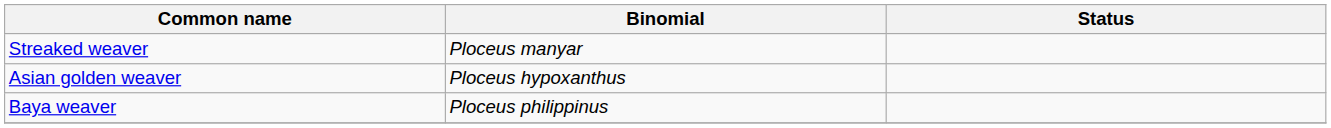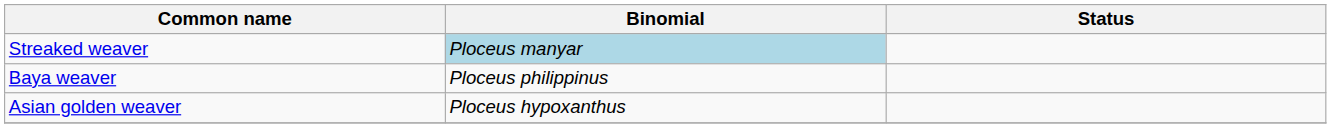(516, 48) no background -> (516, 48) lightblue background
rows swapped: (63, 107) <-> (95, 78)
